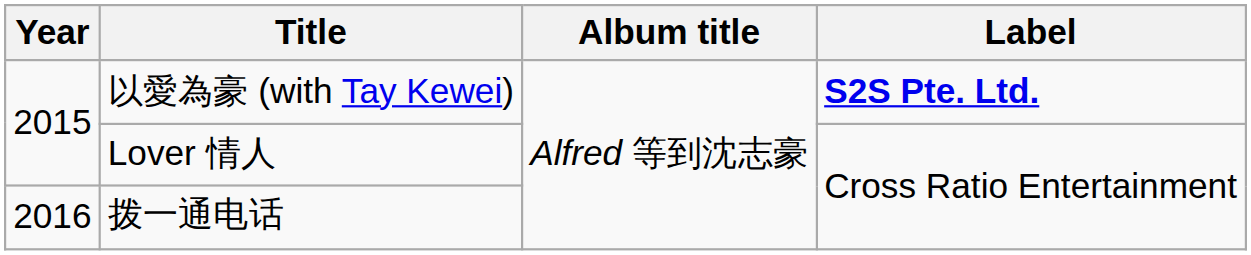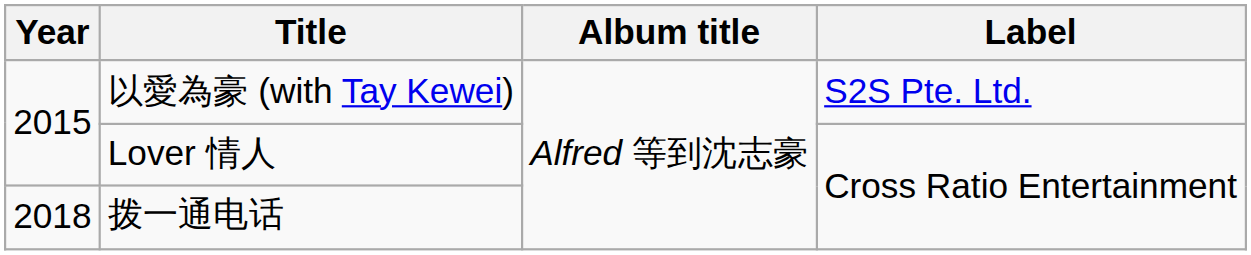(932, 91) bold -> (928, 91) normal
(52, 216) 2016 -> (52, 216) 2018
